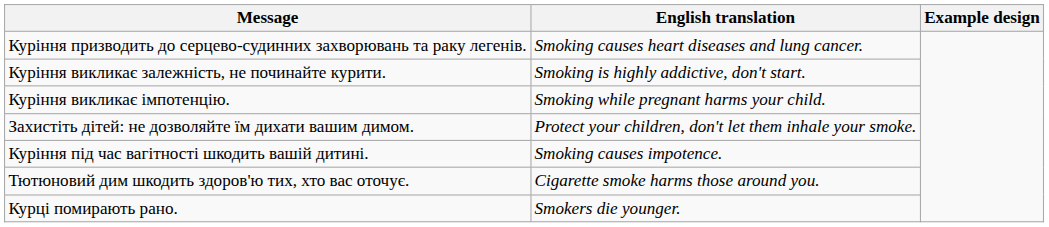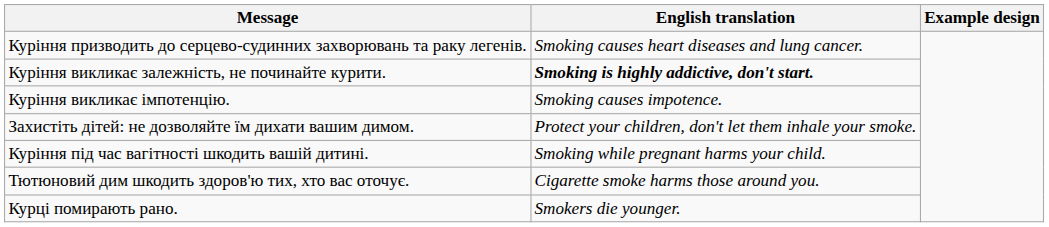(670, 72) normal -> (674, 72) bold
(680, 99) Smoking while pregnant harms your child. -> (628, 99) Smoking causes impotence.
(628, 153) Smoking causes impotence. -> (680, 153) Smoking while pregnant harms your child.
